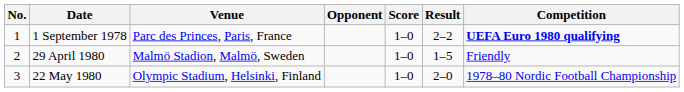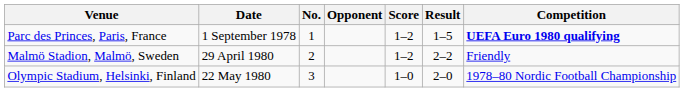columns swapped: (17, 14) <-> (227, 14)
(404, 35) 1–0 -> (404, 35) 1–2
(443, 35) 2–2 -> (443, 35) 1–5
(404, 55) 1–0 -> (404, 55) 1–2
(443, 55) 1–5 -> (443, 55) 2–2
